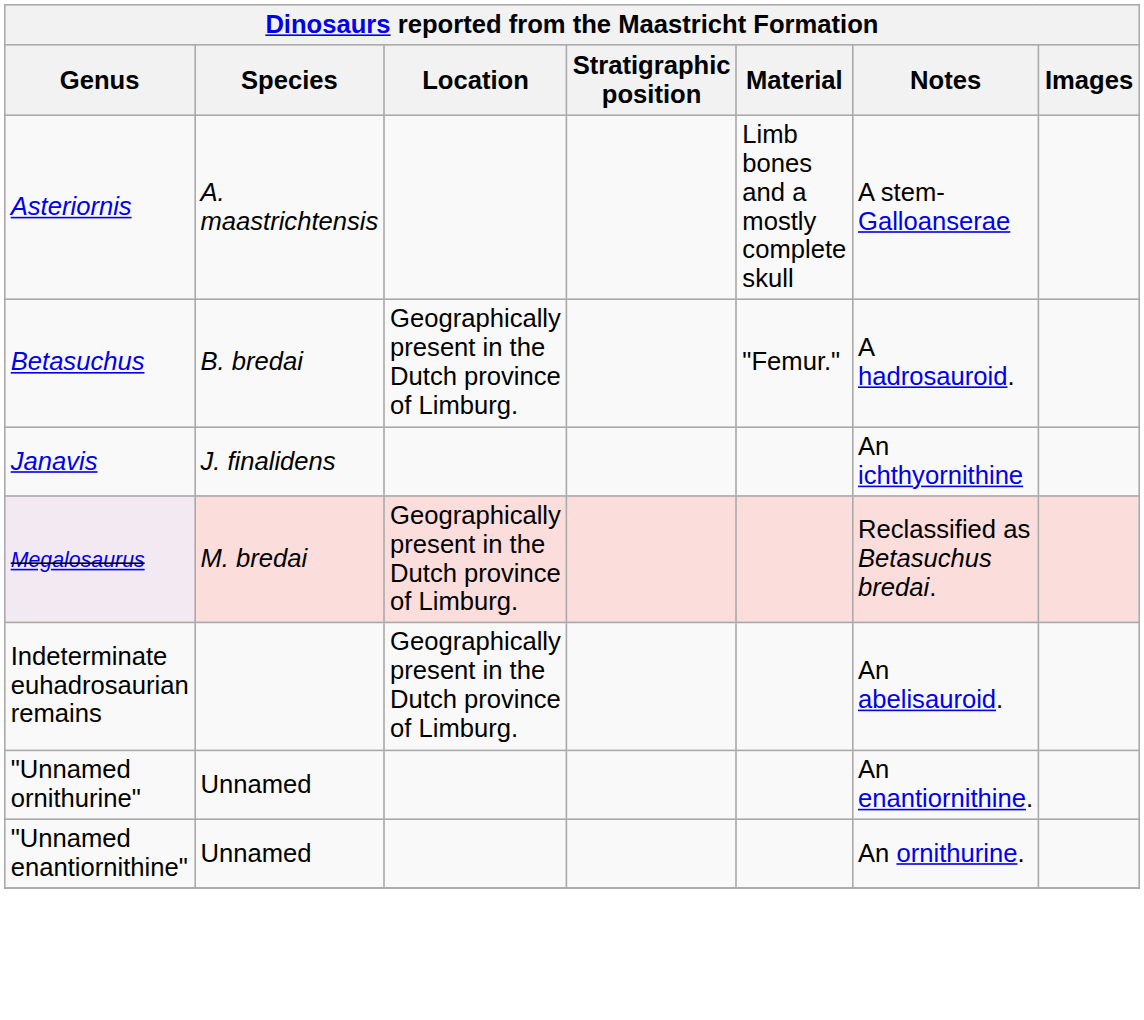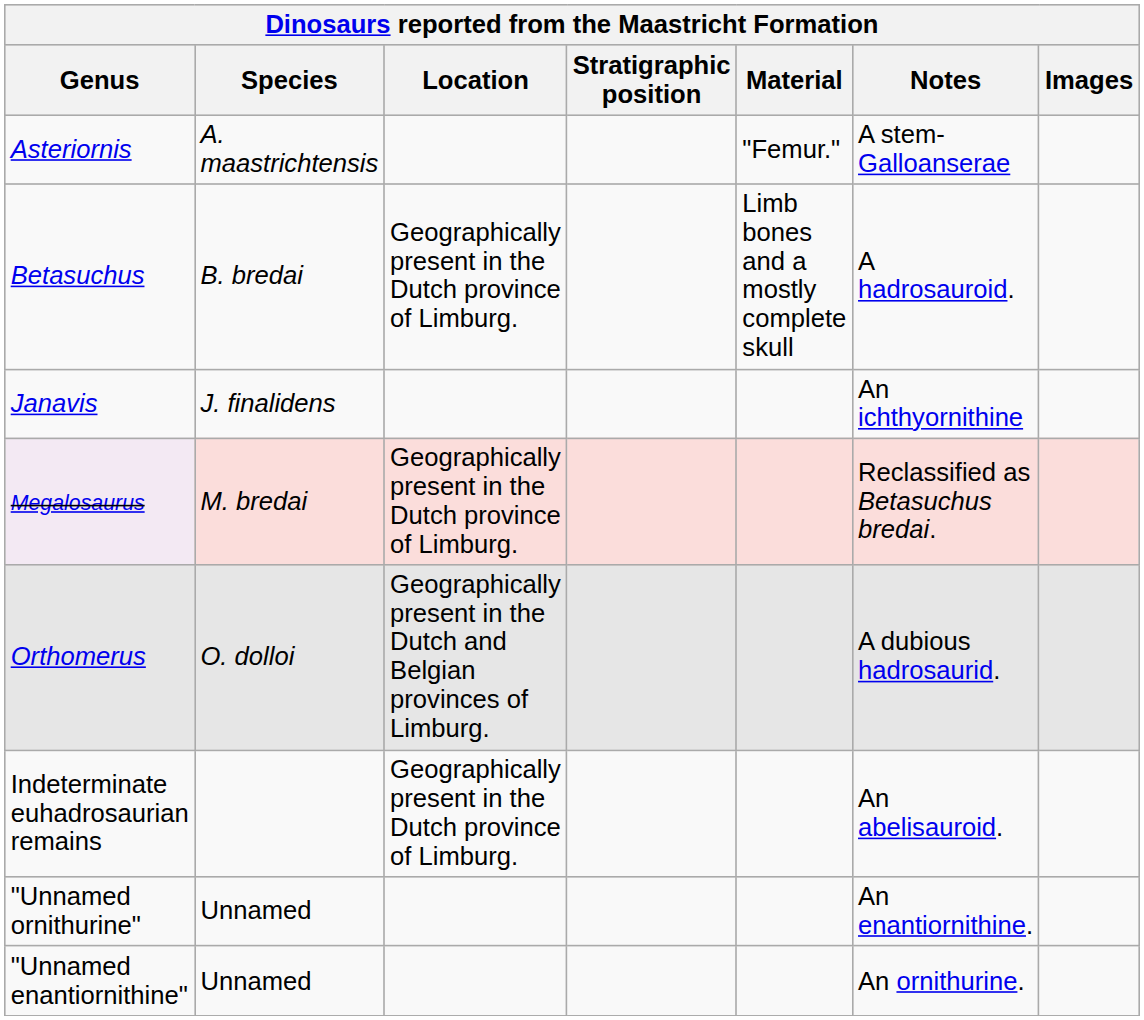(794, 206) Limb bones and a mostly complete skull -> (791, 149) "Femur."
(791, 362) "Femur." -> (794, 276) Limb bones and a mostly complete skull
+ row: (78, 657)
